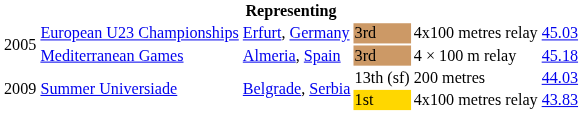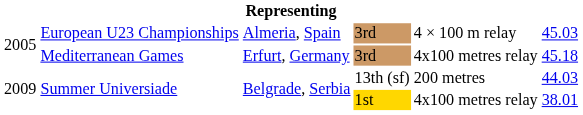(296, 33) Erfurt, Germany -> (292, 33) Almeria, Spain
(476, 33) 4x100 metres relay -> (465, 33) 4 × 100 m relay
(292, 55) Almeria, Spain -> (296, 55) Erfurt, Germany
(465, 55) 4 × 100 m relay -> (476, 55) 4x100 metres relay
(560, 99) 43.83 -> (560, 99) 38.01
